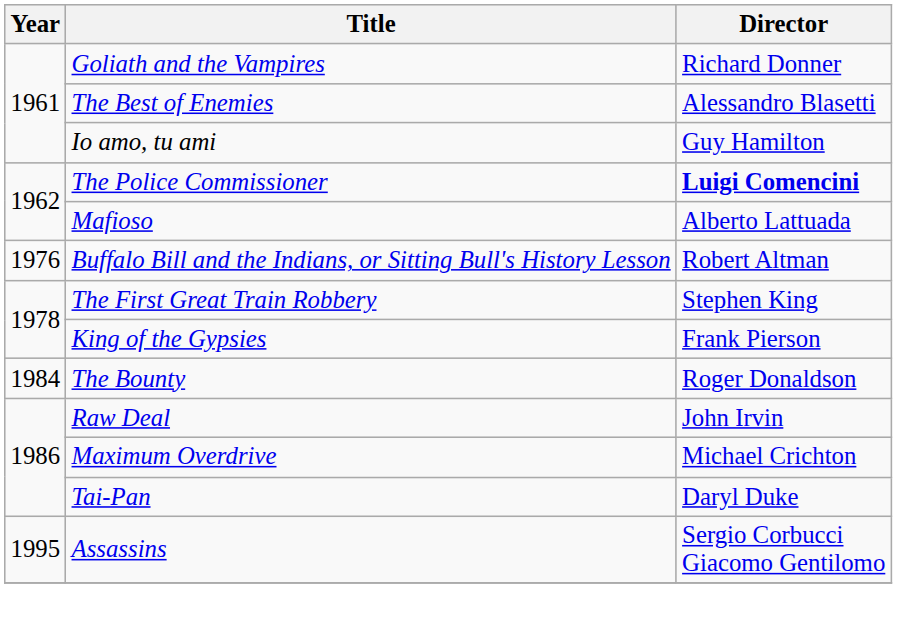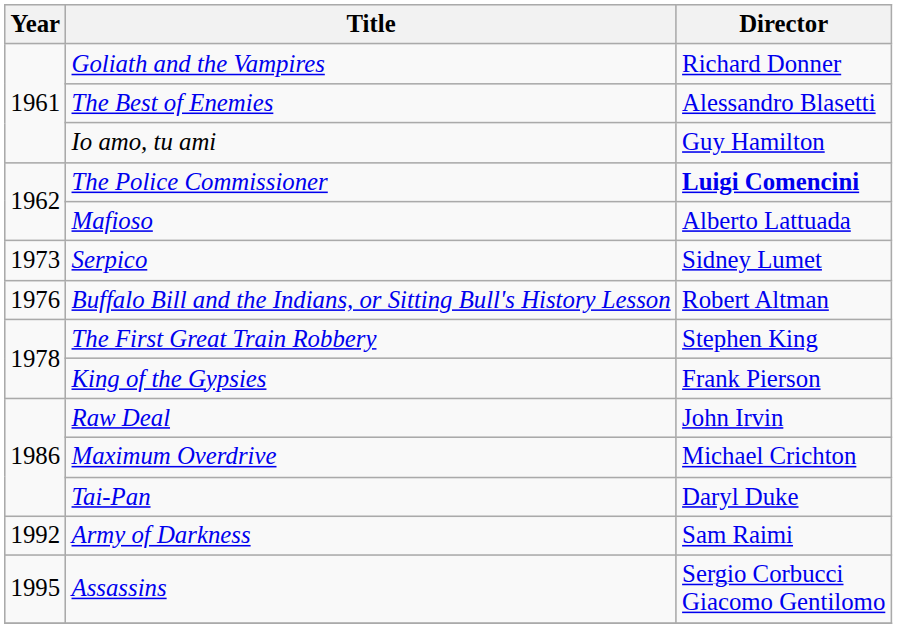+ row: (109, 260)
- row: (128, 378)
+ row: (161, 535)
